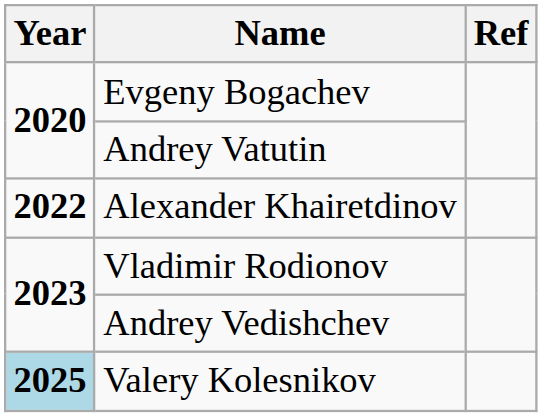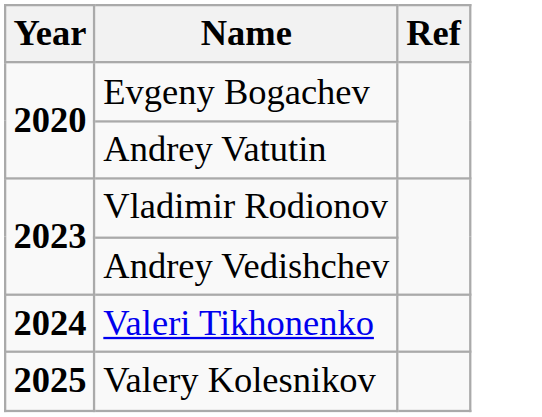- row: (280, 206)
+ row: (239, 322)
(50, 380) lightblue background -> (50, 380) no background
